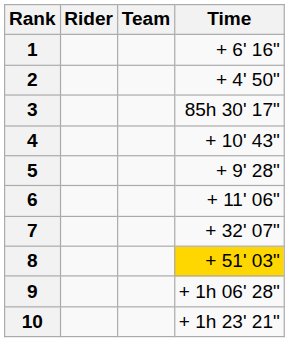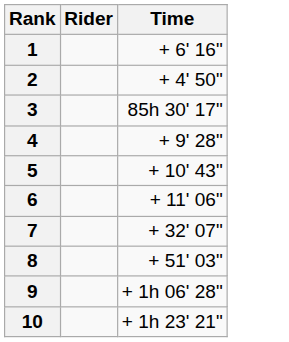- column: (146, 19)
(243, 140) + 10' 43" -> (191, 140) + 9' 28"
(248, 170) + 9' 28" -> (185, 170) + 10' 43"
(243, 261) gold background -> (185, 261) no background
